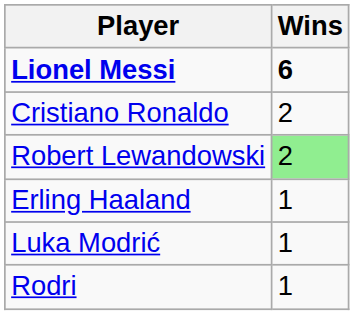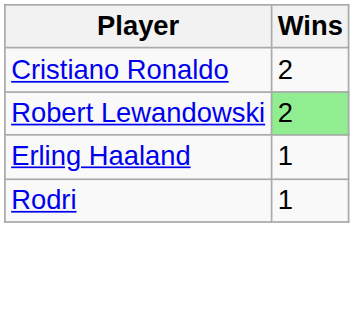- row: (93, 69)
- row: (86, 243)
